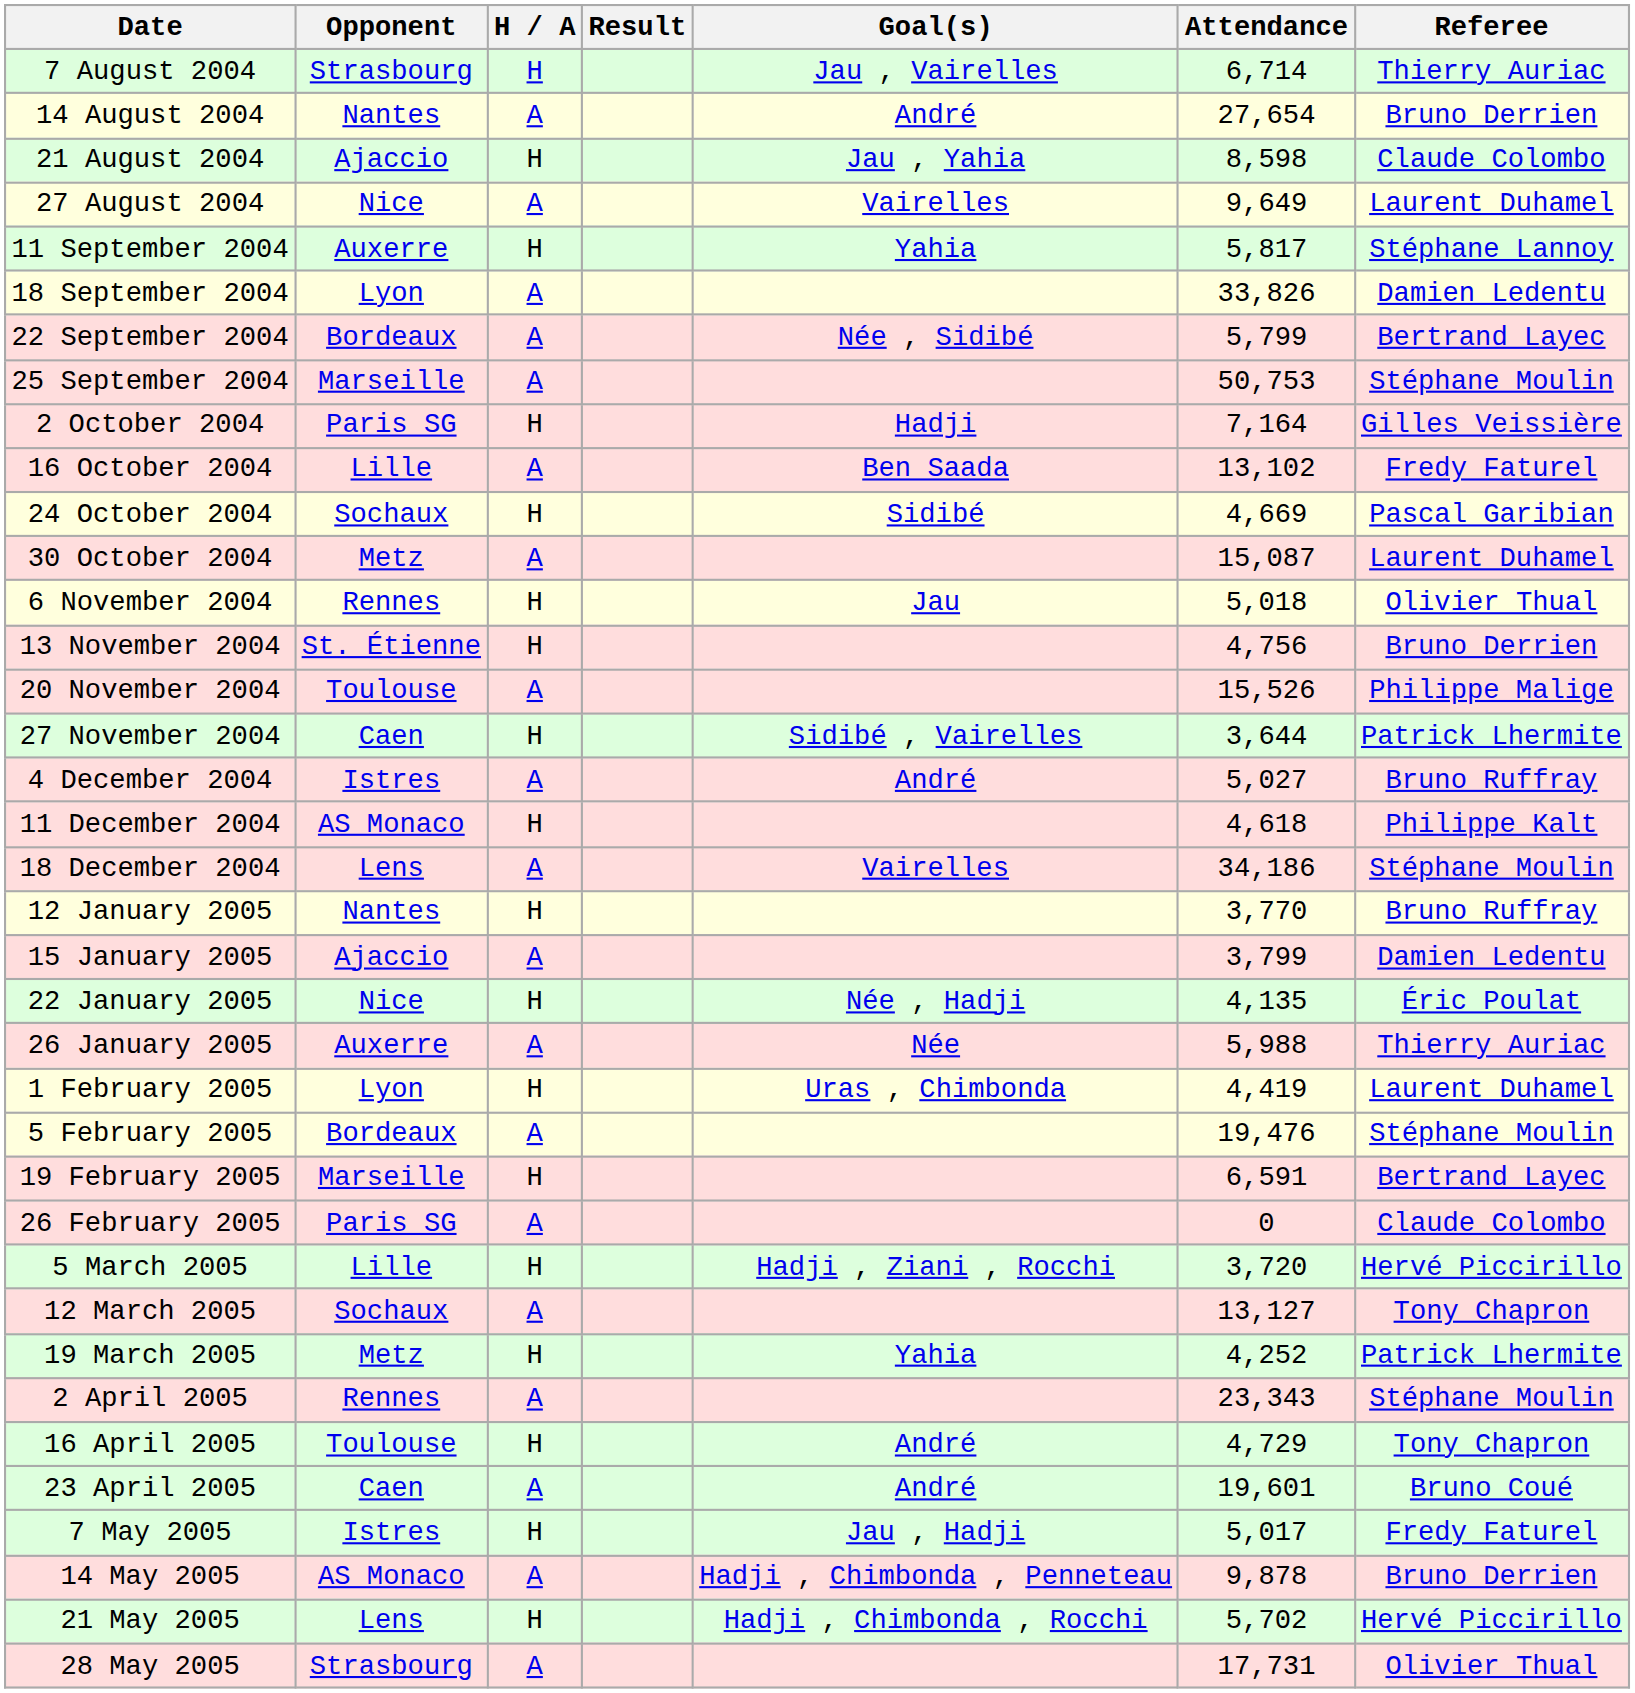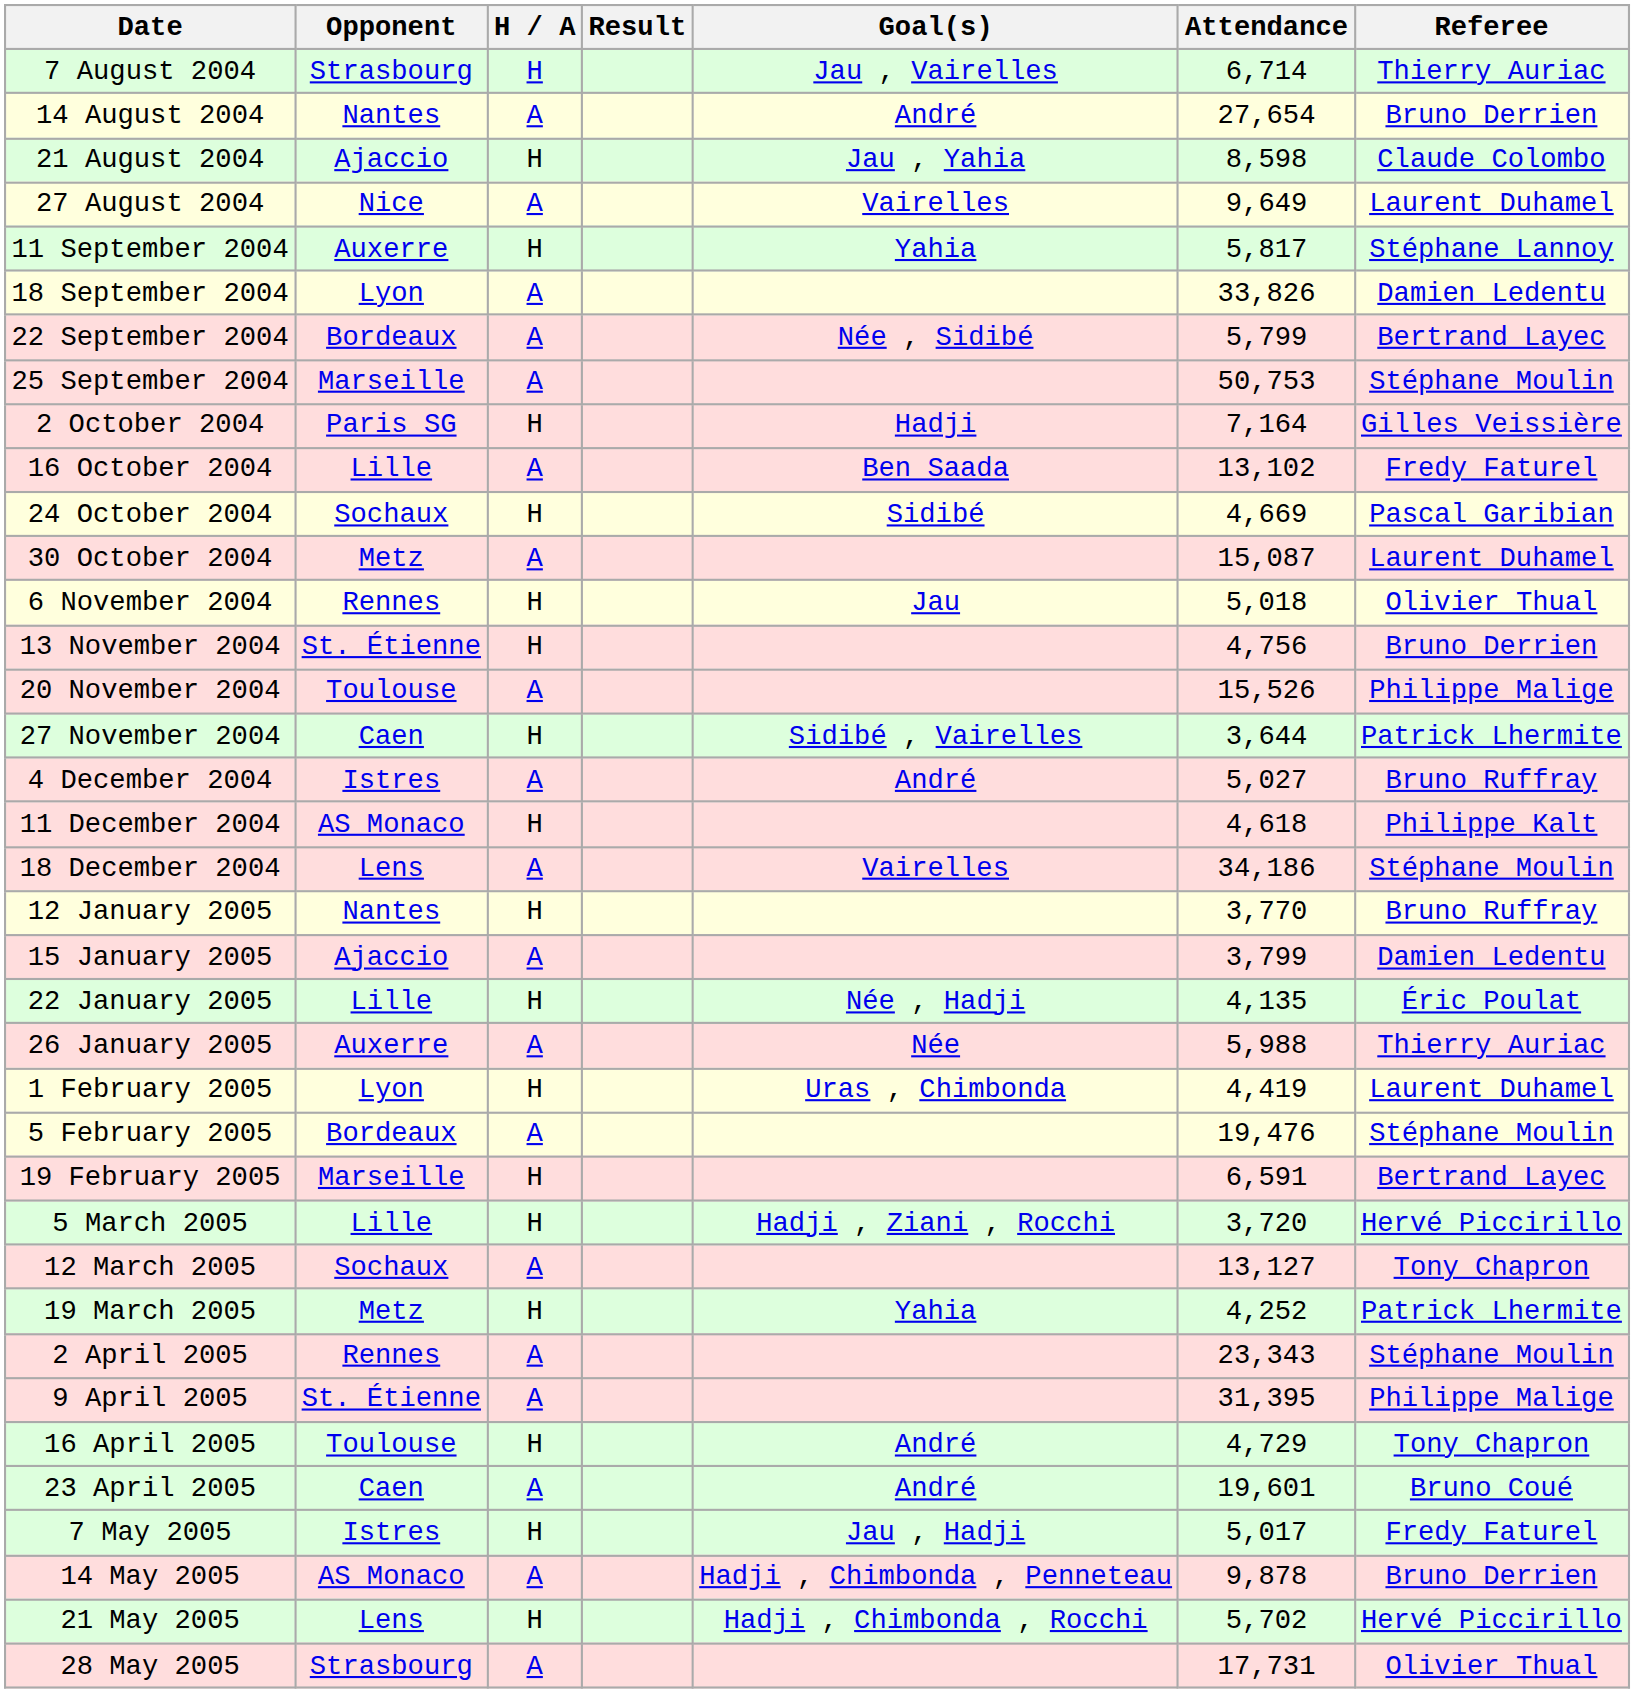(391, 1001) Nice -> (391, 1001) Lille
- row: (150, 1223)
+ row: (150, 1400)
